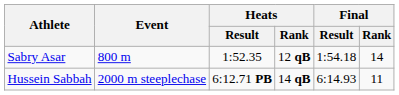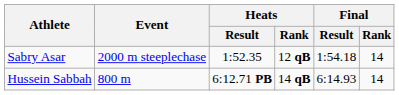(114, 57) 800 m -> (152, 57) 2000 m steeplechase
(152, 79) 2000 m steeplechase -> (114, 79) 800 m
(377, 79) 11 -> (377, 79) 14
